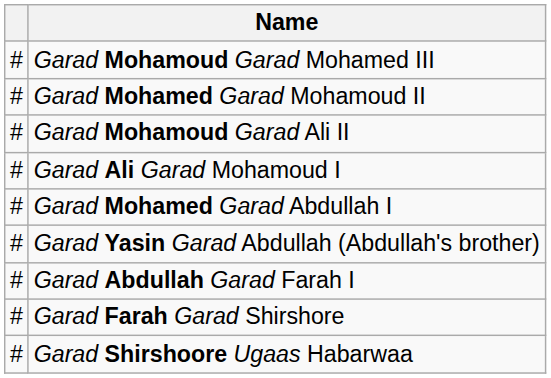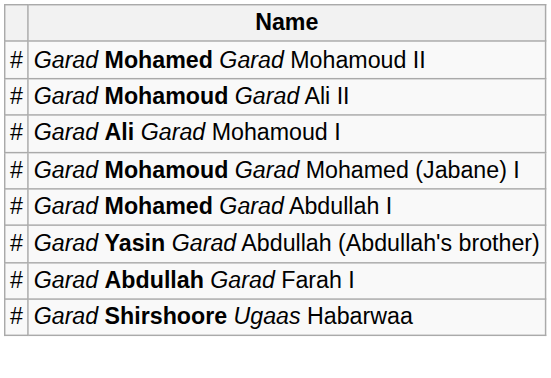- row: (234, 59)
+ row: (277, 170)
- row: (189, 317)
